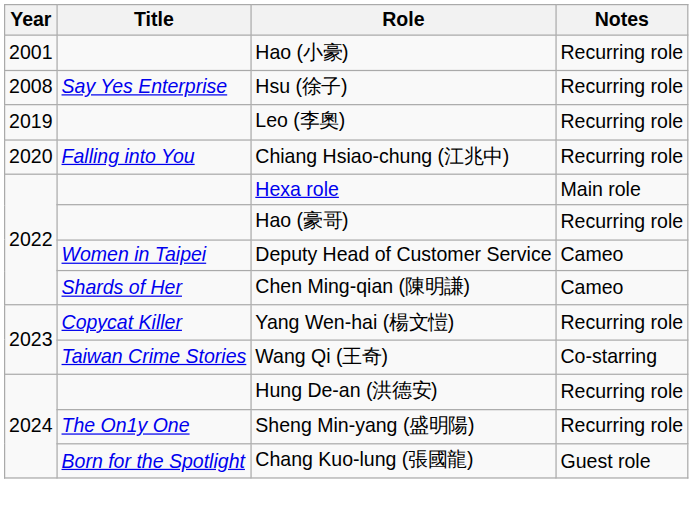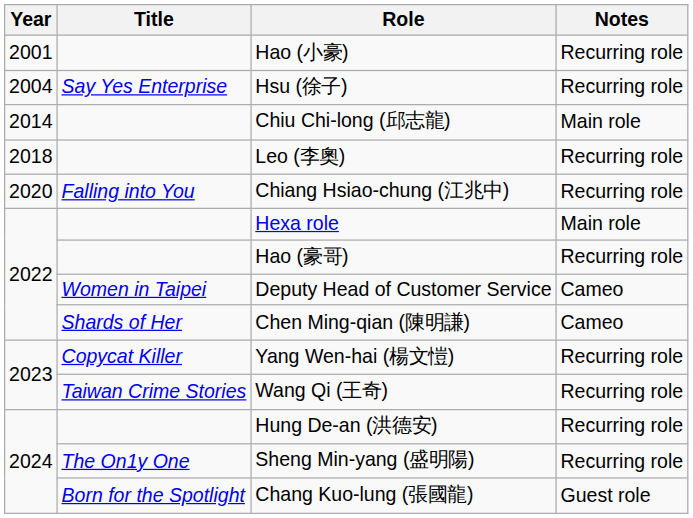(31, 87) 2008 -> (31, 87) 2004
+ row: (353, 121)
(31, 122) 2019 -> (31, 156) 2018
(609, 357) Co-starring -> (622, 391) Recurring role
